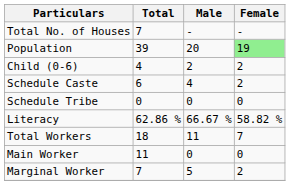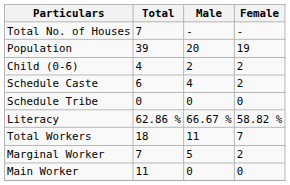(243, 48) lightgreen background -> (243, 48) no background
rows swapped: (43, 154) <-> (56, 171)
